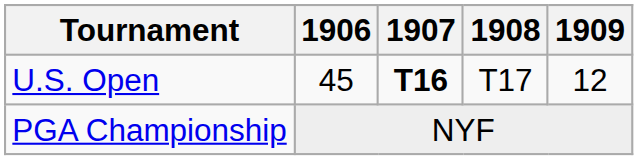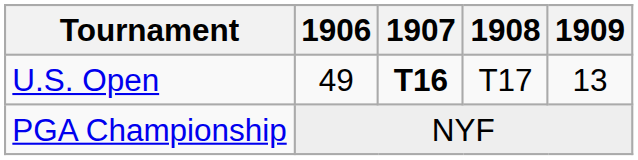(336, 80) 45 -> (336, 80) 49
(590, 80) 12 -> (590, 80) 13
